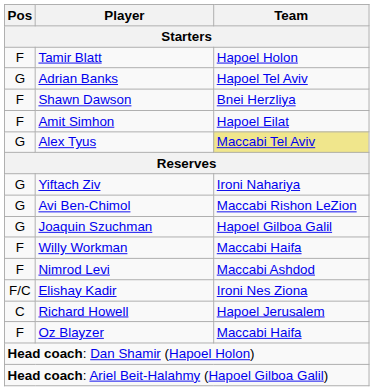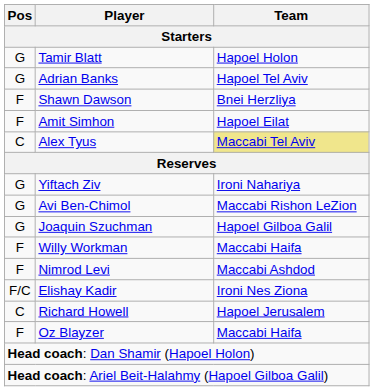(20, 58) F -> (20, 58) G
(20, 142) G -> (20, 142) C
